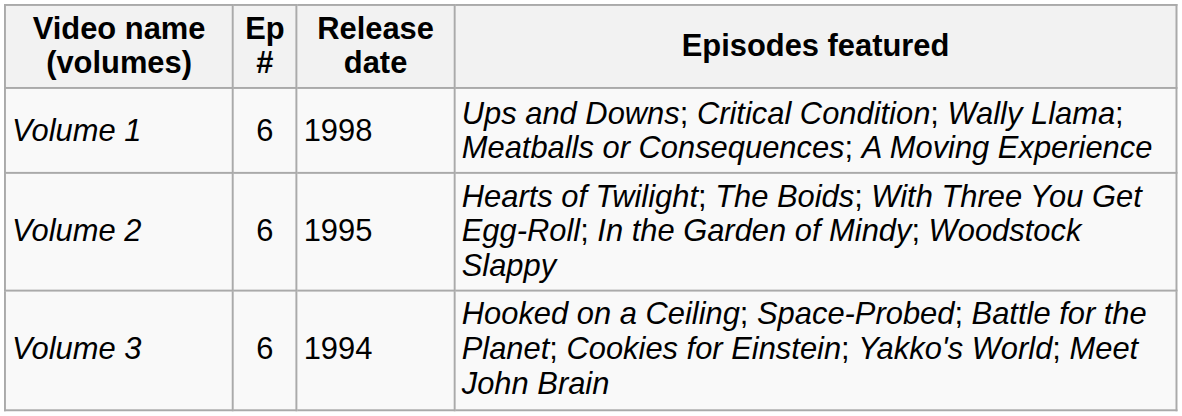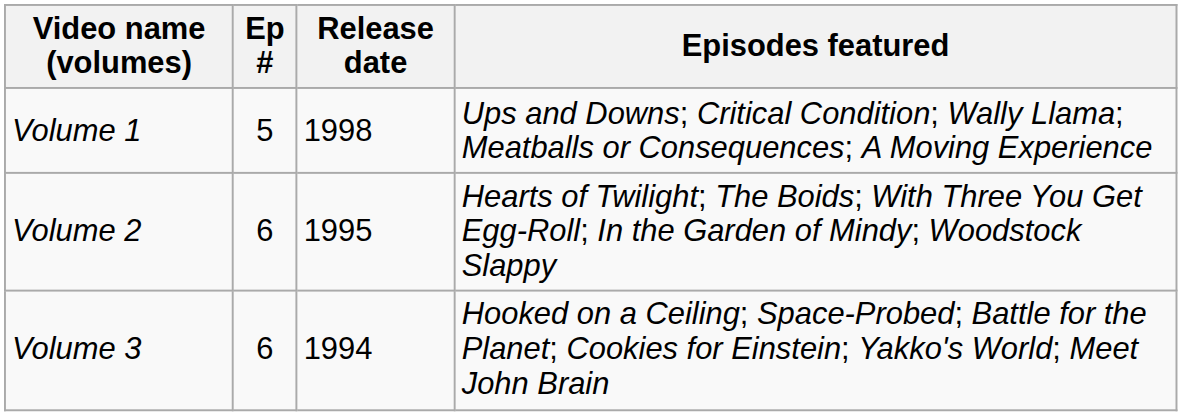(265, 130) 6 -> (265, 130) 5
